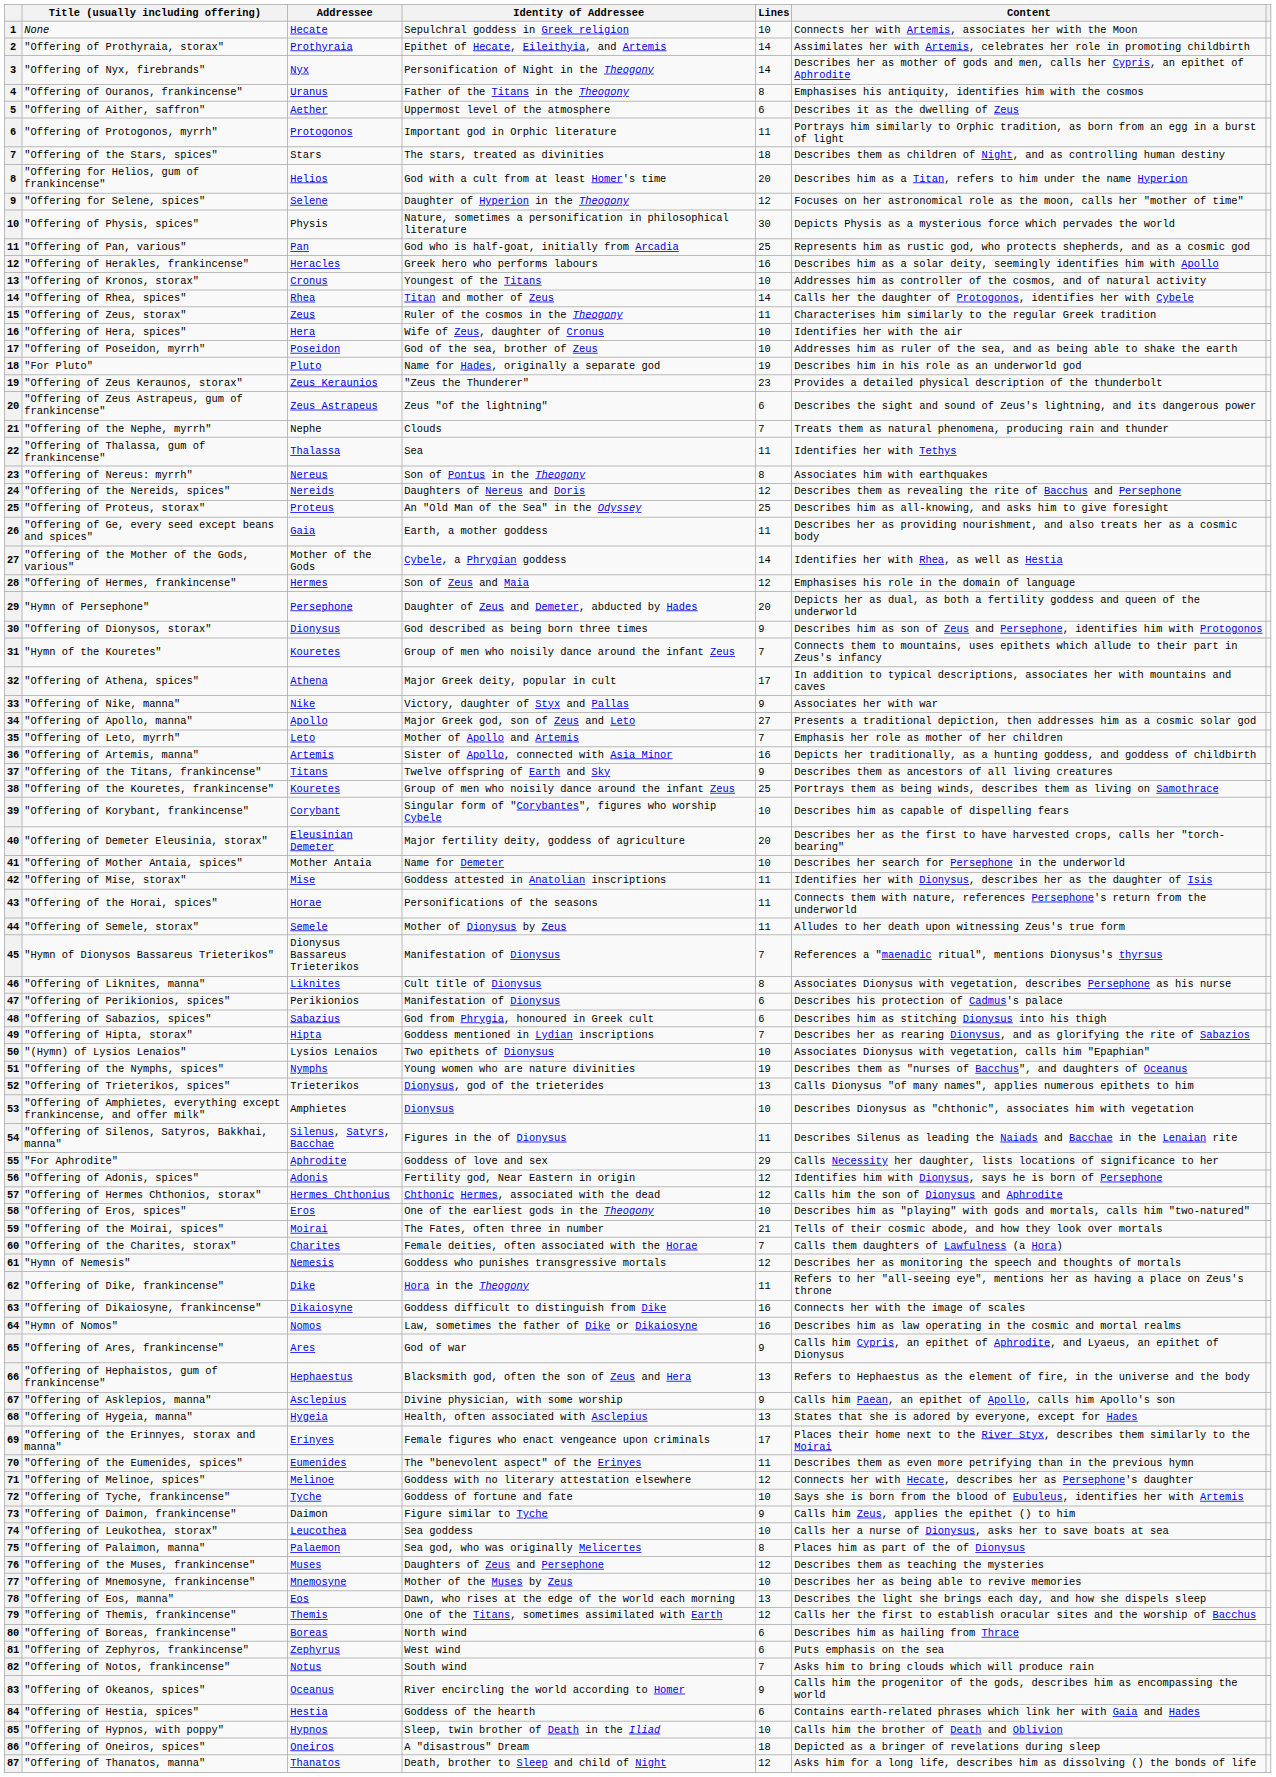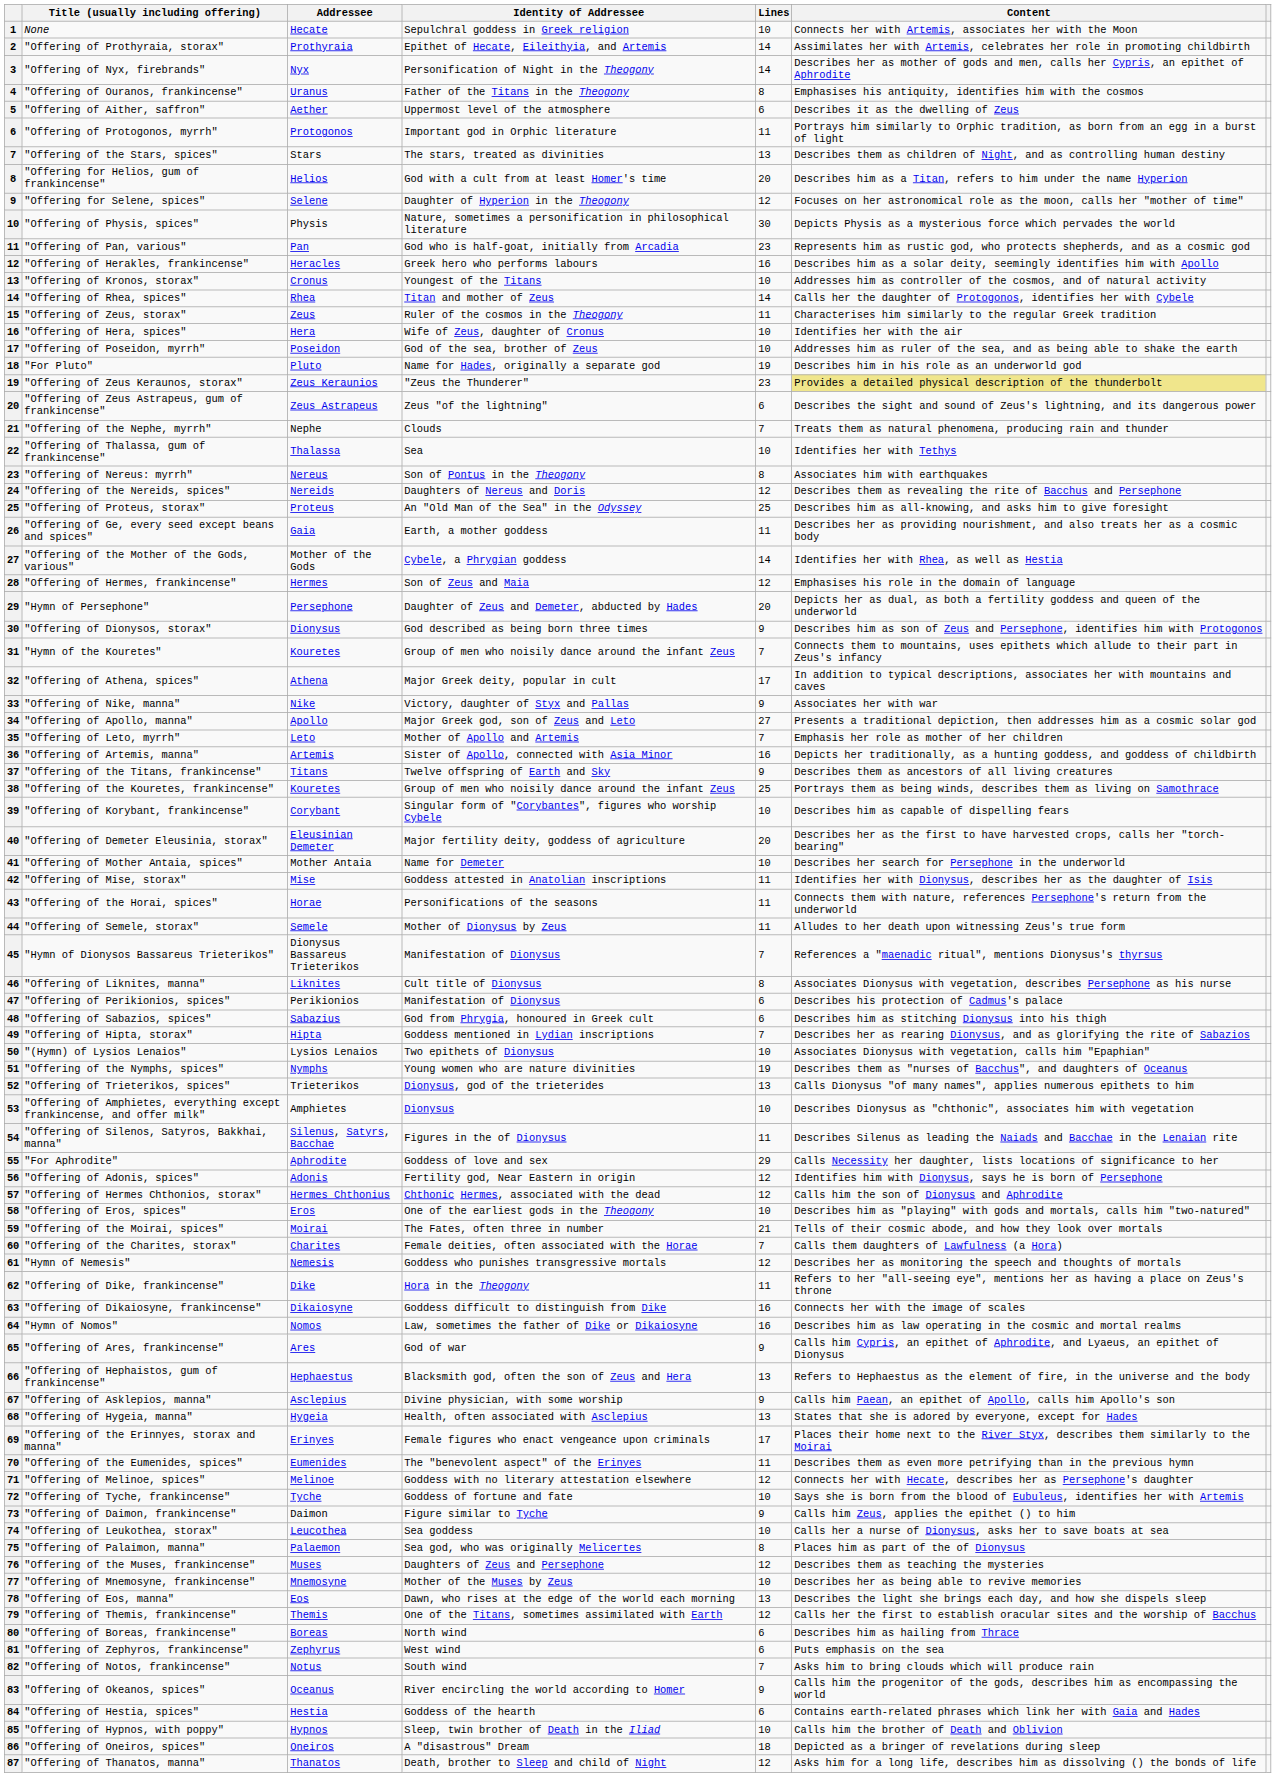(764, 156) 18 -> (764, 156) 13
(764, 247) 25 -> (764, 247) 23
(978, 383) no background -> (978, 383) khaki background
(764, 452) 11 -> (764, 452) 10
